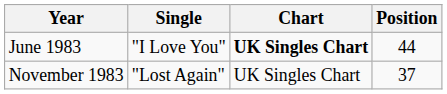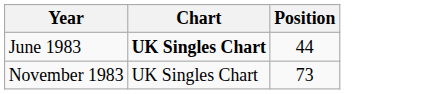- column: (179, 18)
(407, 74) 37 -> (305, 74) 73
